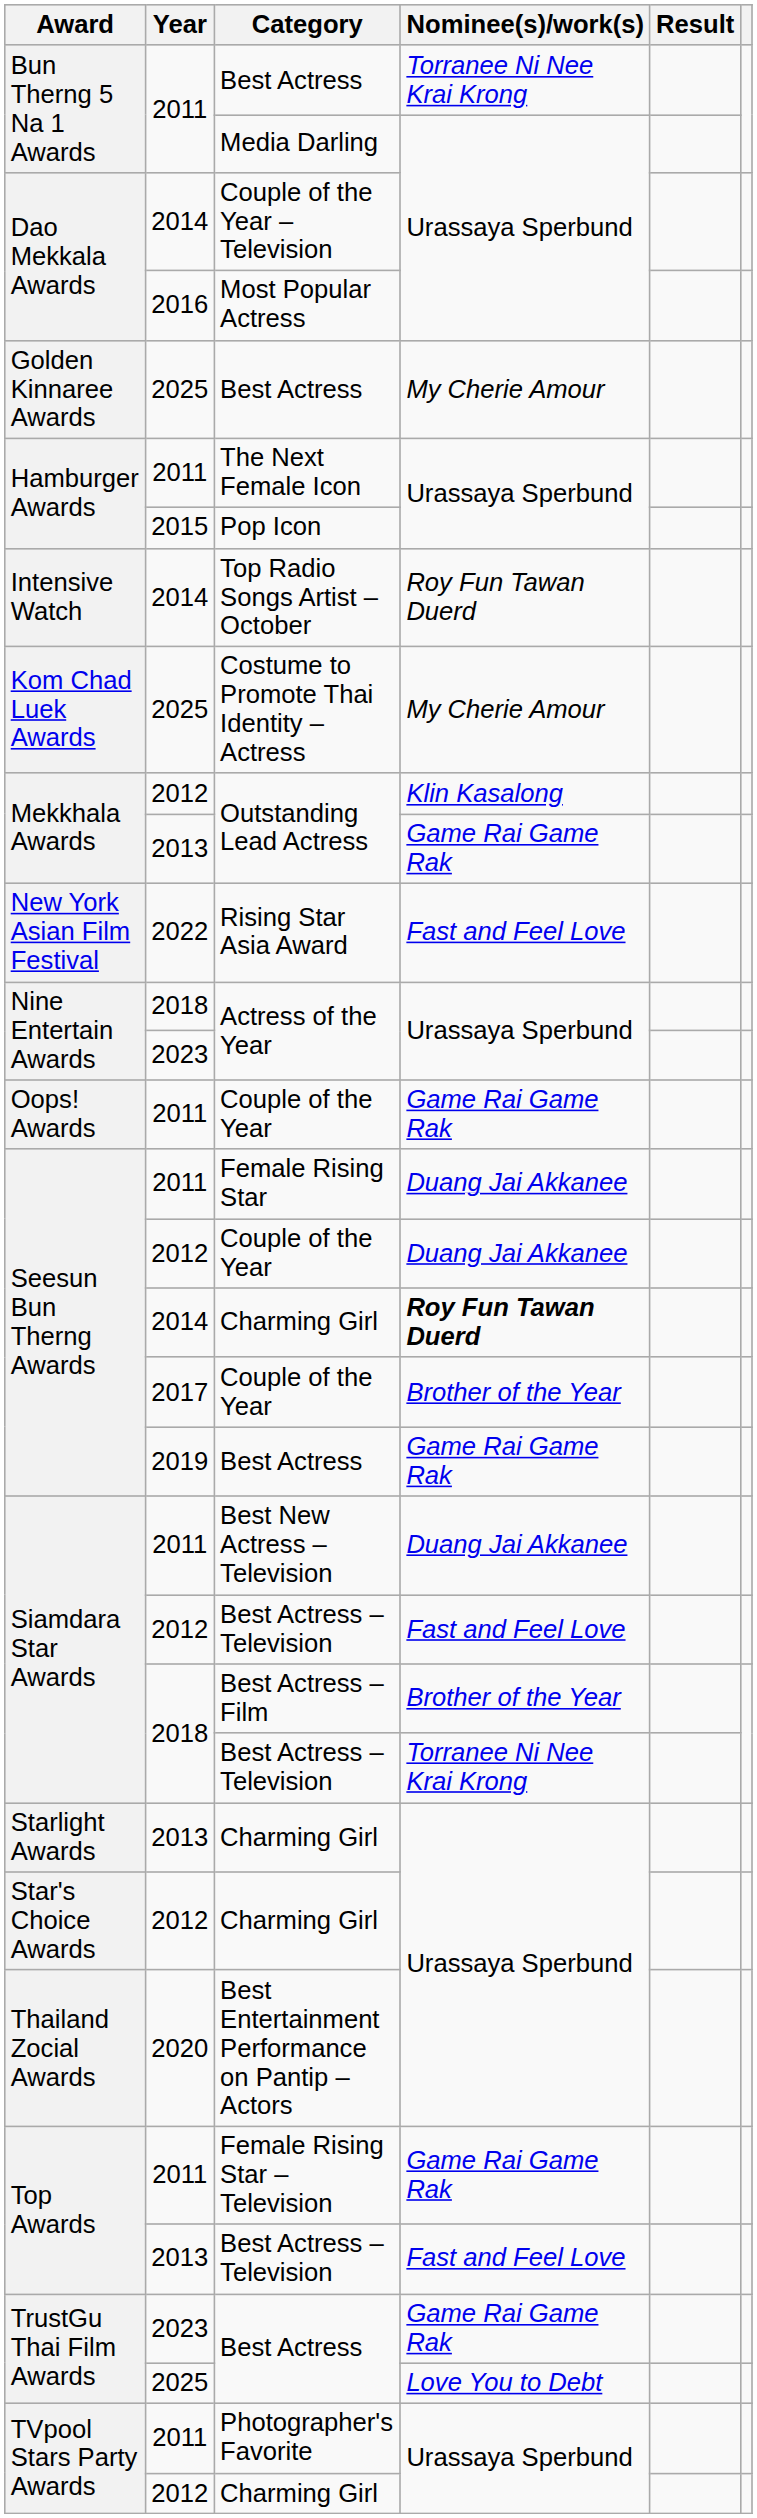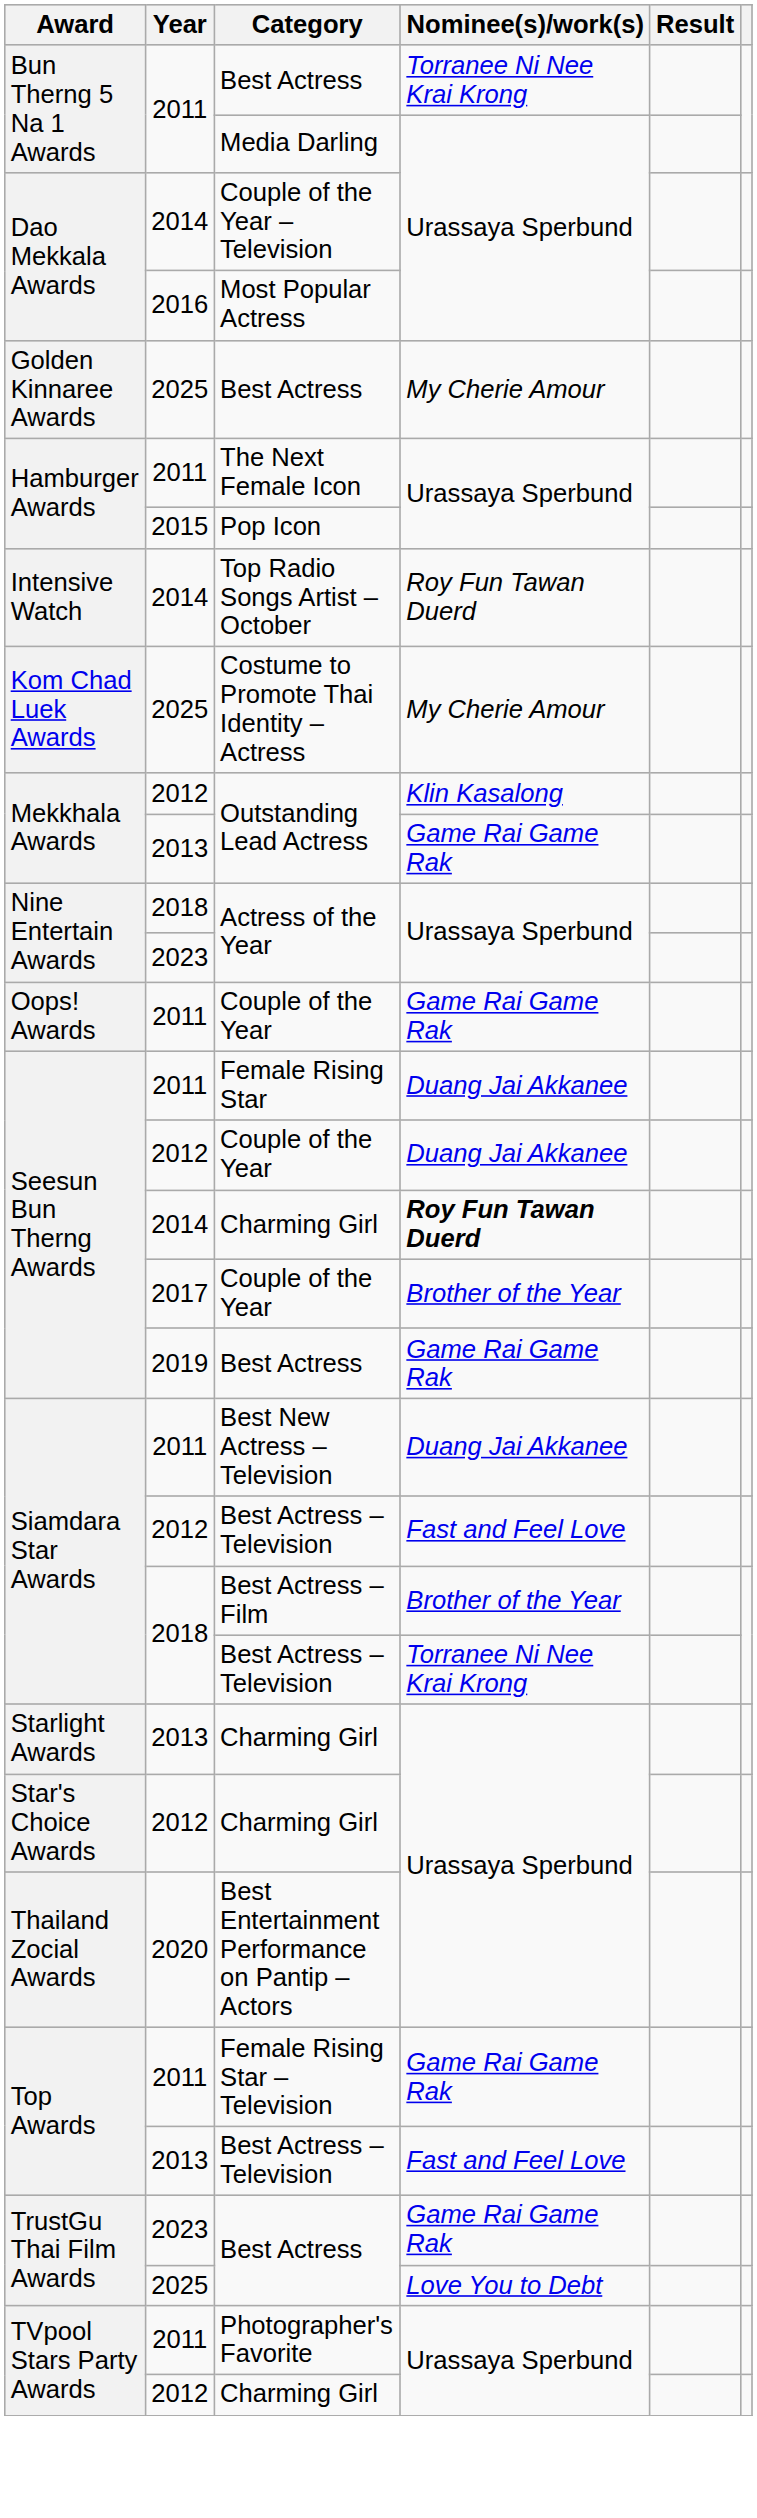- row: (180, 932)
